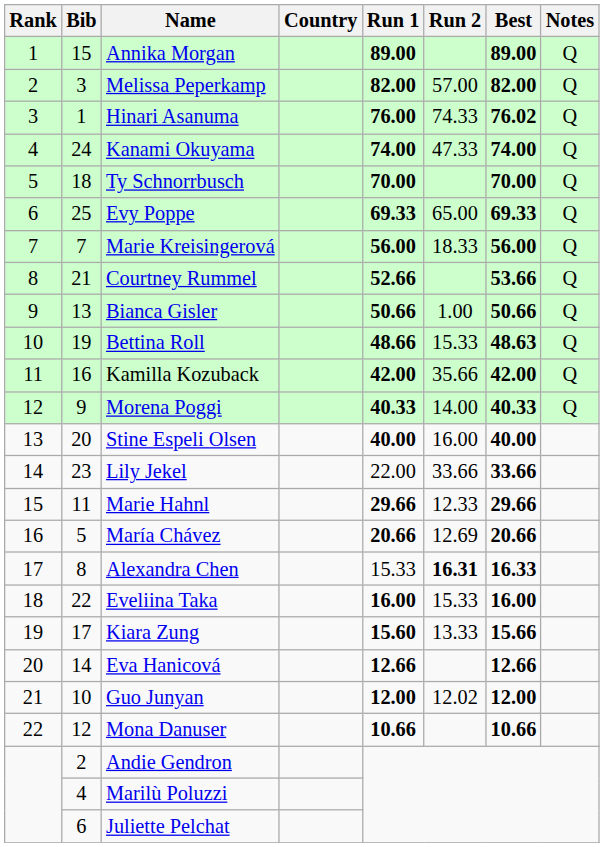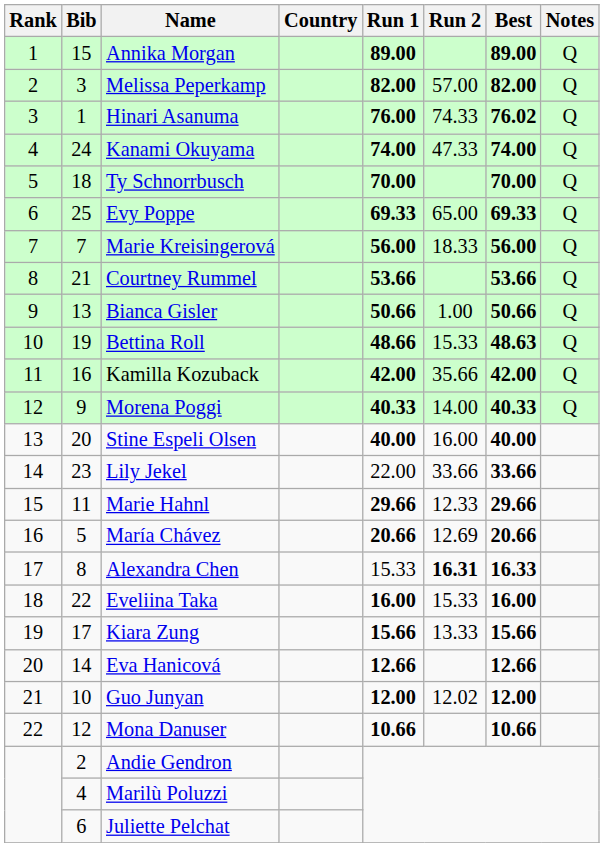(393, 278) 52.66 -> (393, 278) 53.66
(393, 632) 15.60 -> (393, 632) 15.66
